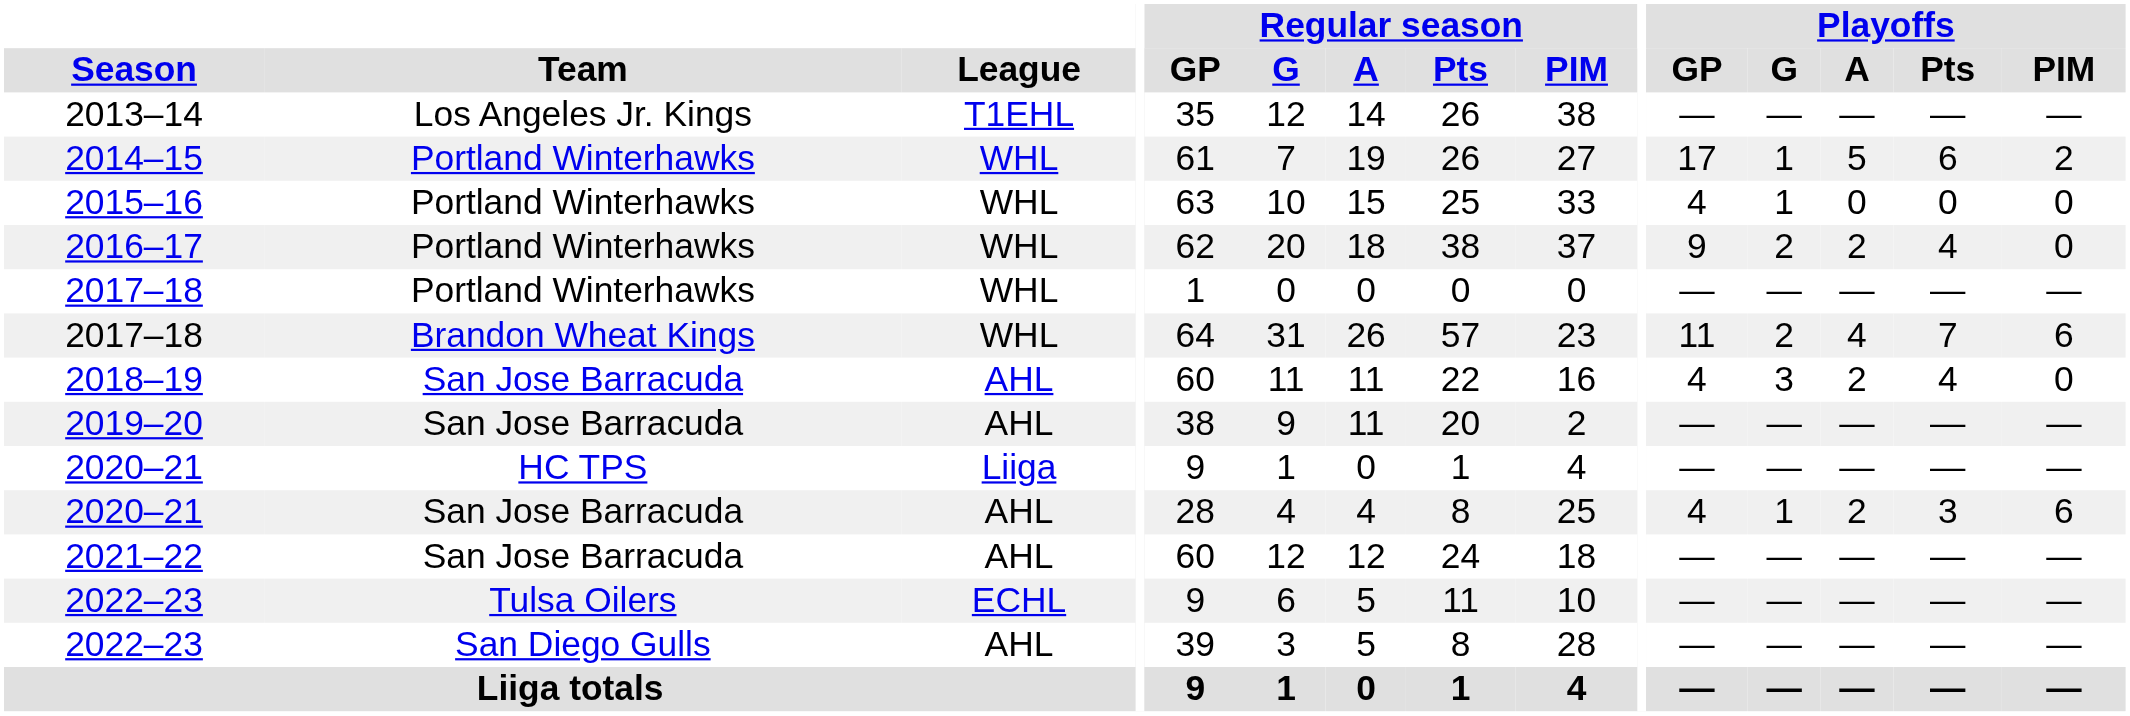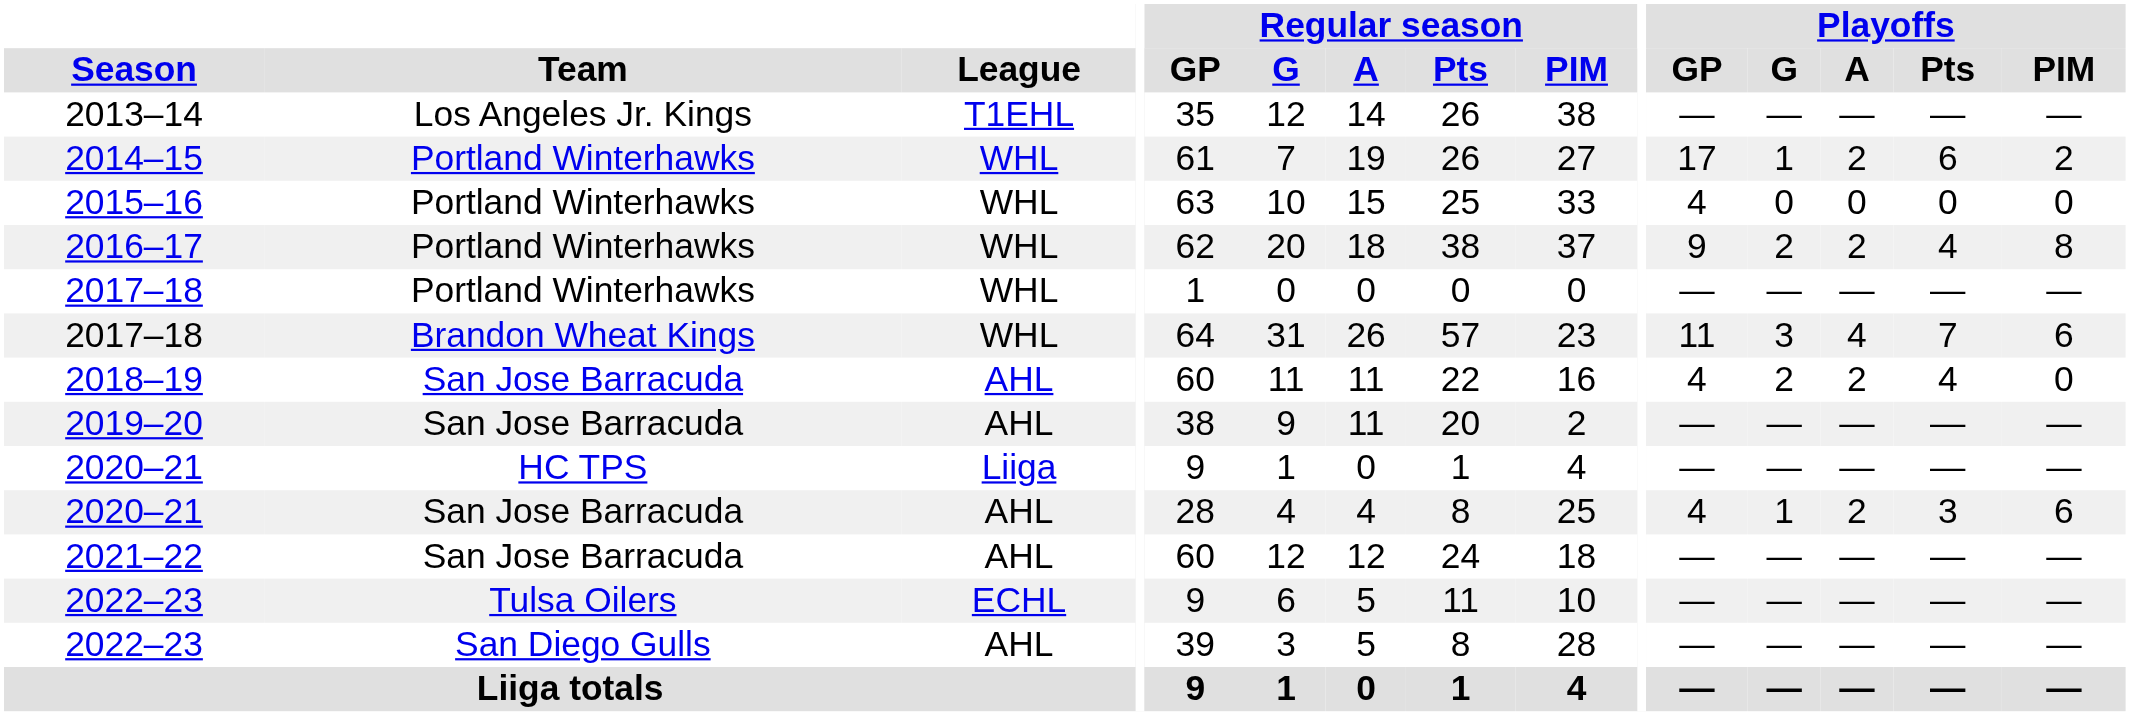(1857, 158) 5 -> (1857, 158) 2
(1784, 202) 1 -> (1784, 202) 0
(2064, 246) 0 -> (2064, 246) 8
(1784, 334) 2 -> (1784, 334) 3
(1784, 379) 3 -> (1784, 379) 2
